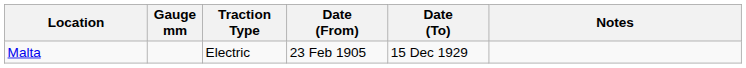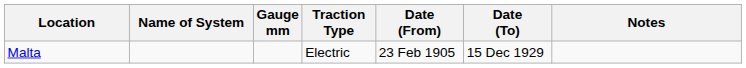+ column: (191, 22)
